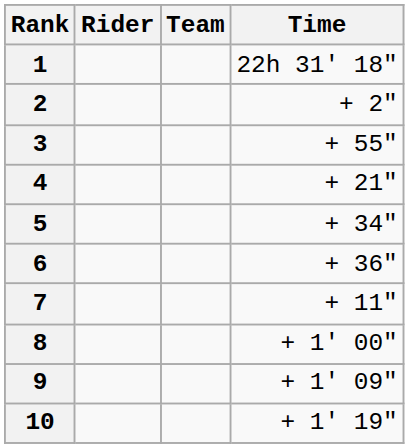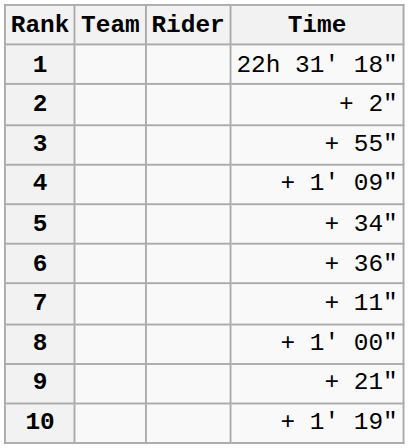columns swapped: (118, 25) <-> (195, 25)
(361, 184) + 21" -> (339, 184) + 1' 09"
(339, 383) + 1' 09" -> (361, 383) + 21"
